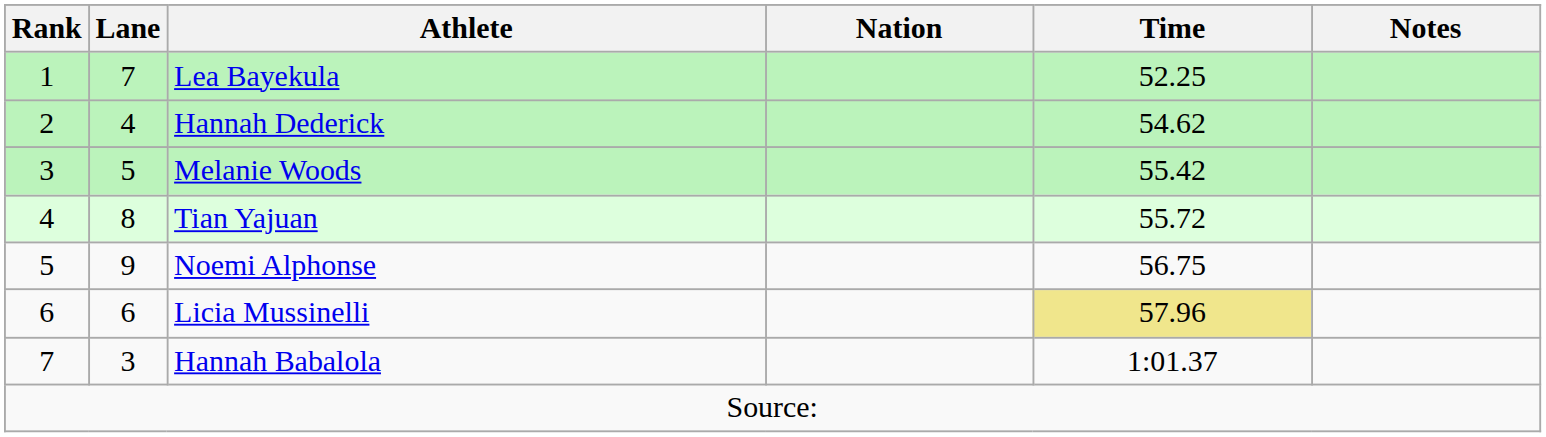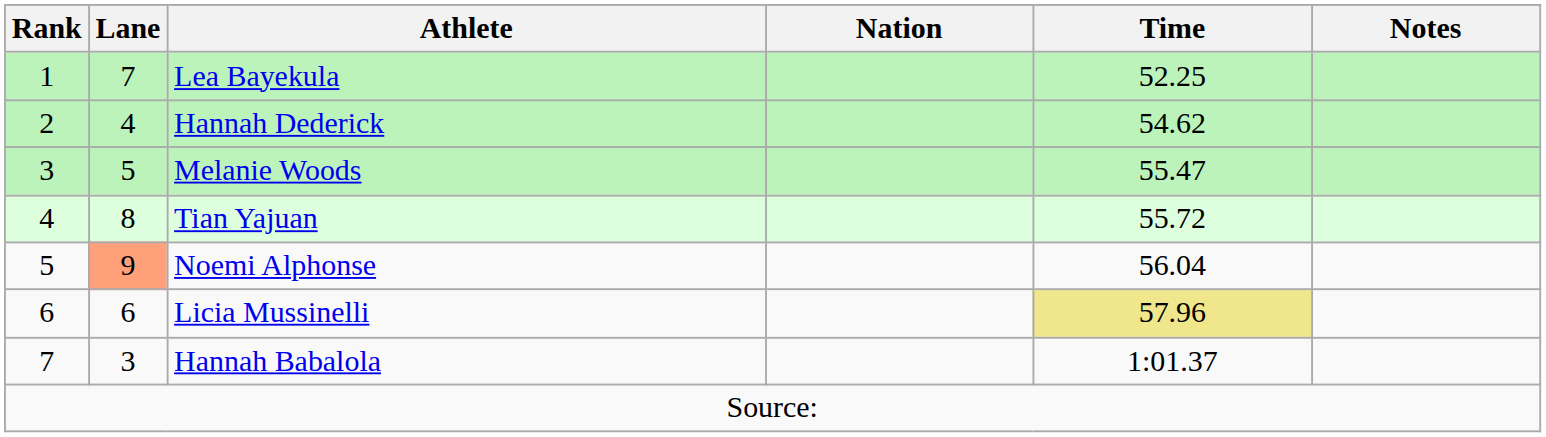(1172, 170) 55.42 -> (1172, 170) 55.47
(128, 265) no background -> (128, 265) lightsalmon background
(1172, 265) 56.75 -> (1172, 265) 56.04
